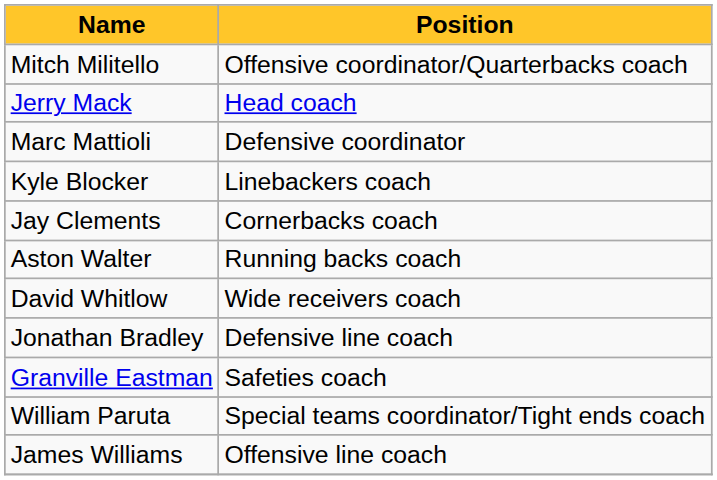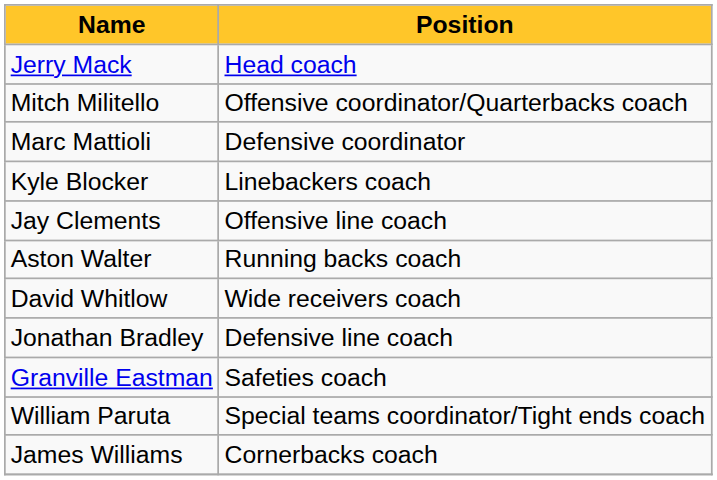rows swapped: (71, 103) <-> (85, 64)
(331, 220) Cornerbacks coach -> (336, 220) Offensive line coach
(336, 455) Offensive line coach -> (331, 455) Cornerbacks coach
